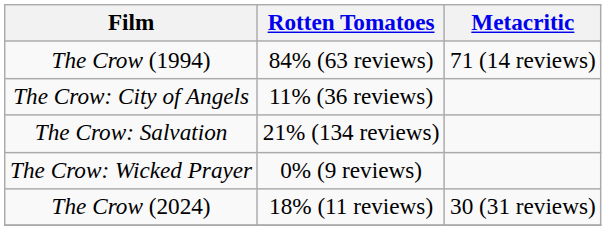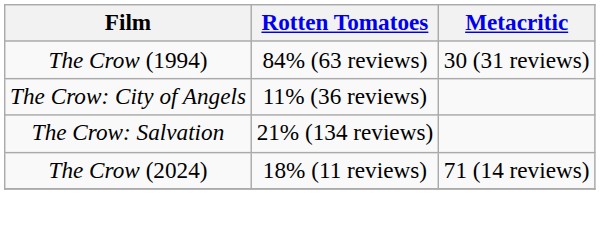(523, 59) 71 (14 reviews) -> (517, 59) 30 (31 reviews)
- row: (131, 170)
(523, 206) 30 (31 reviews) -> (517, 170) 71 (14 reviews)
